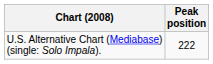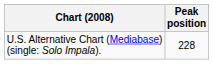(187, 45) 222 -> (187, 45) 228
